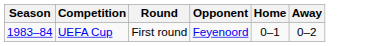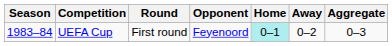+ column: (356, 13)
(270, 32) no background -> (270, 32) paleturquoise background
